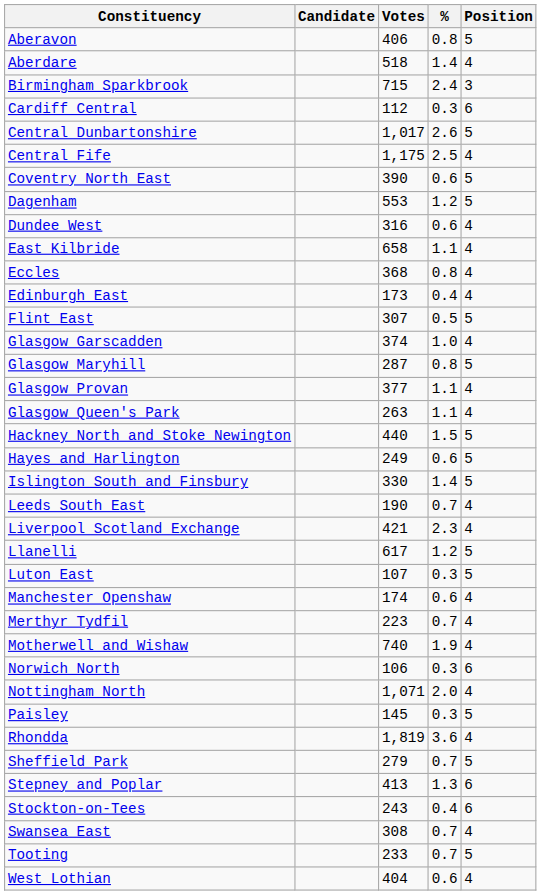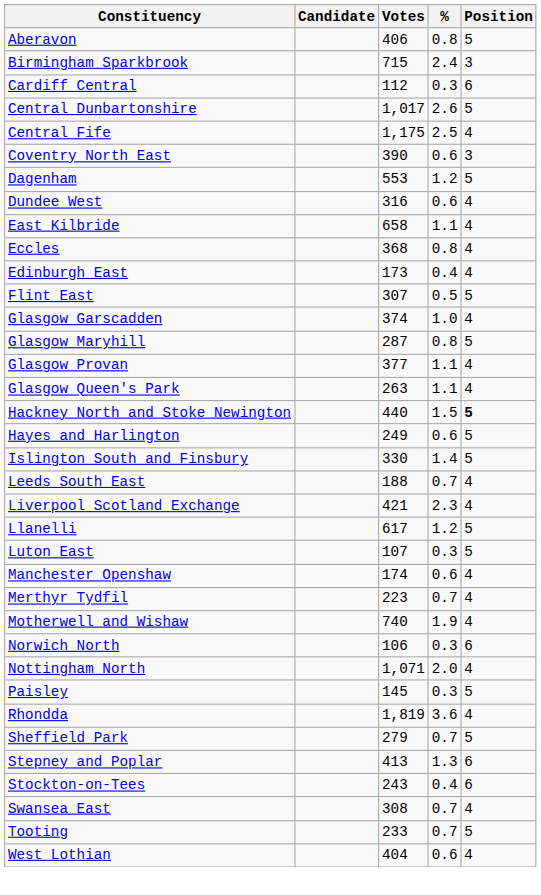- row: (42, 63)
(469, 179) 5 -> (469, 156) 3
(469, 436) normal -> (469, 412) bold
(395, 506) 190 -> (395, 482) 188
